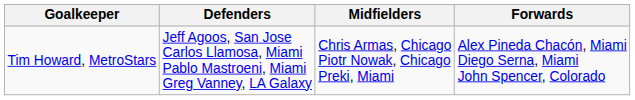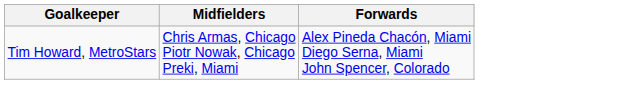- column: (237, 15)
